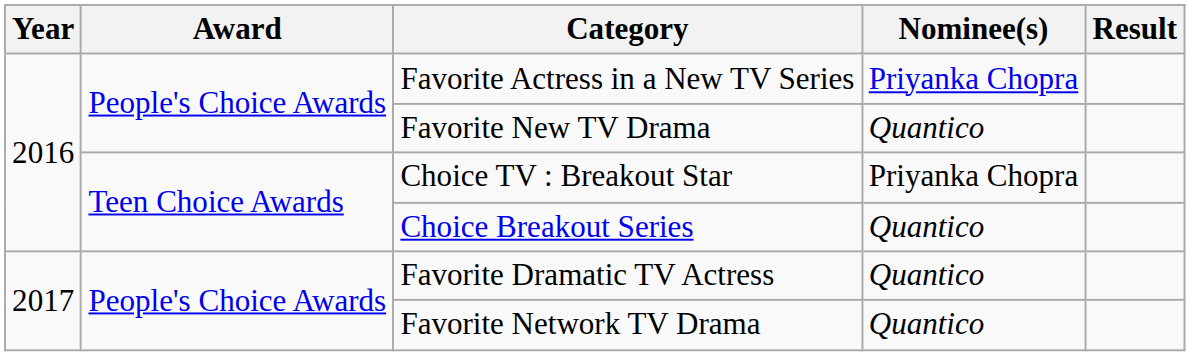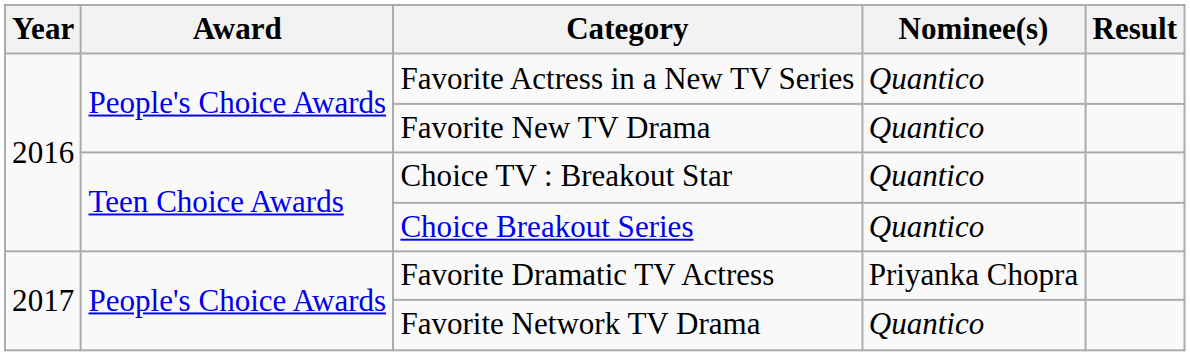(973, 78) Priyanka Chopra -> (926, 78) Quantico
(973, 176) Priyanka Chopra -> (926, 176) Quantico
(926, 275) Quantico -> (973, 275) Priyanka Chopra
